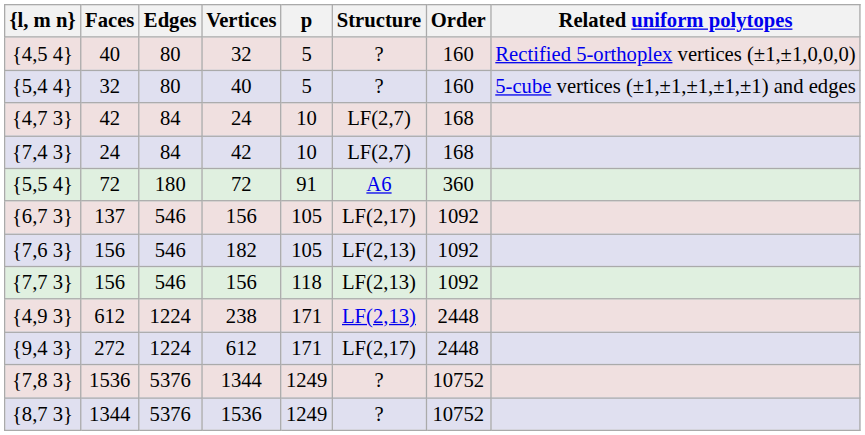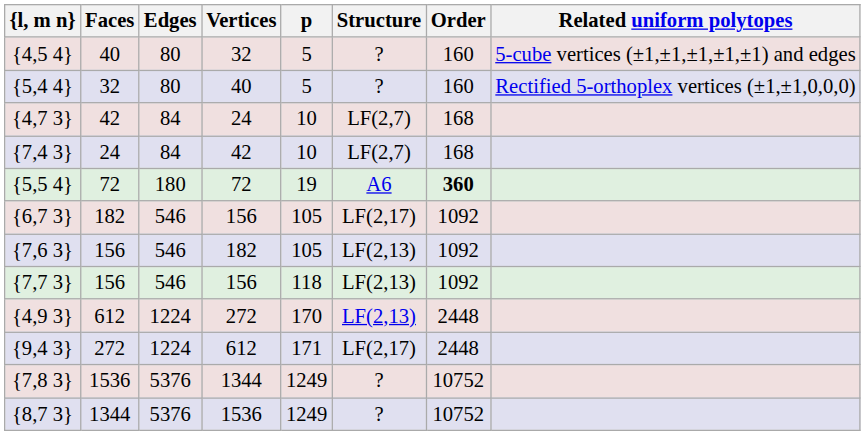(675, 53) Rectified 5-orthoplex vertices (±1,±1,0,0,0) -> (675, 53) 5-cube vertices (±1,±1,±1,±1,±1) and edges
(675, 86) 5-cube vertices (±1,±1,±1,±1,±1) and edges -> (675, 86) Rectified 5-orthoplex vertices (±1,±1,0,0,0)
(307, 184) 91 -> (307, 184) 19
(458, 184) normal -> (458, 184) bold
(110, 217) 137 -> (110, 217) 182
(241, 315) 238 -> (241, 315) 272
(307, 315) 171 -> (307, 315) 170
